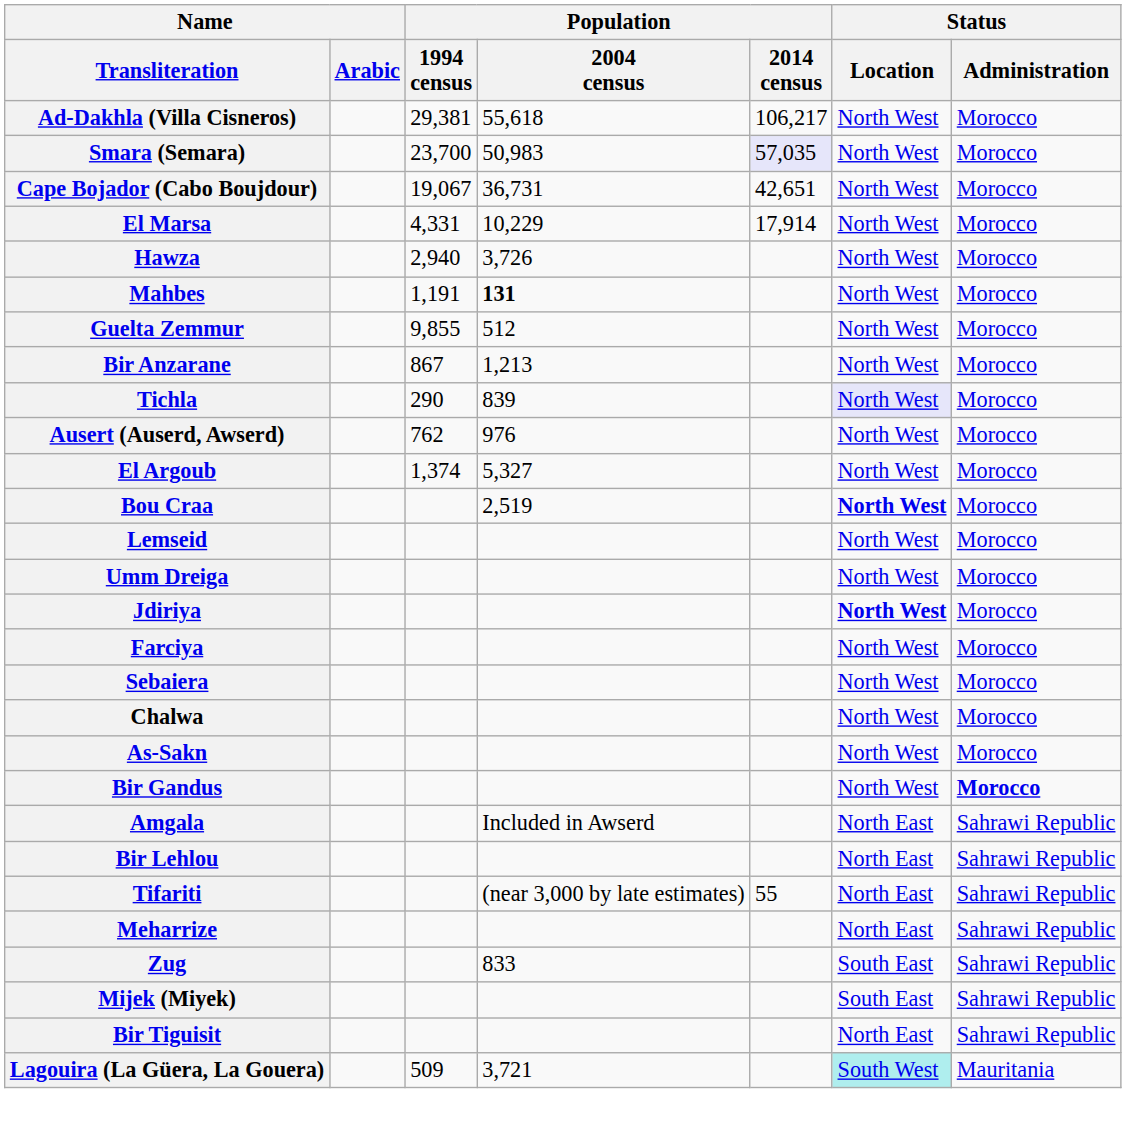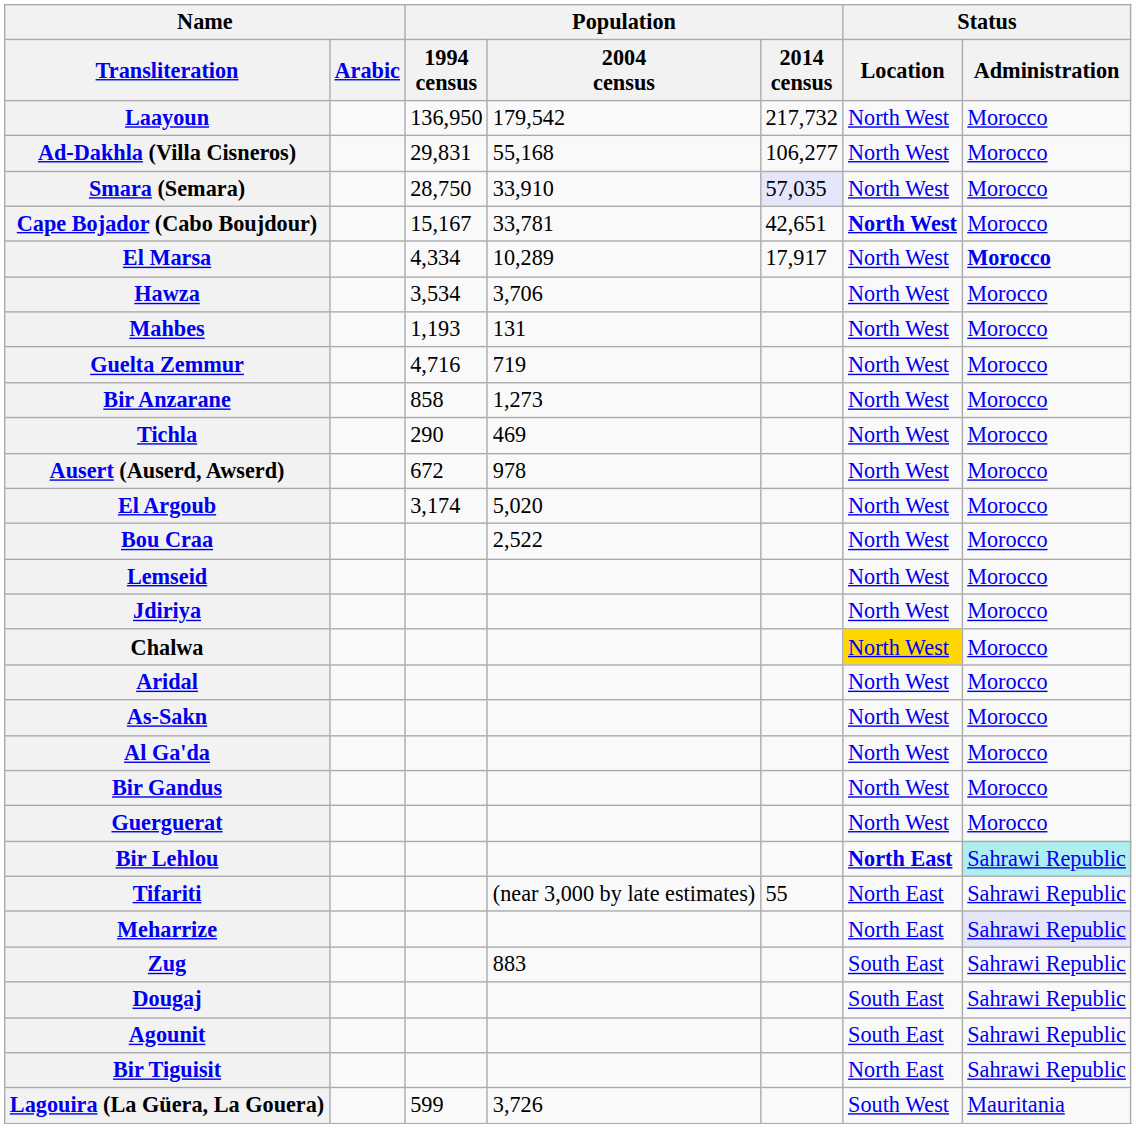+ row: (167, 117)
(441, 117) 29,381 -> (441, 152) 29,831
(513, 117) 55,618 -> (523, 152) 55,168
(791, 117) 106,217 -> (802, 152) 106,277
(441, 152) 23,700 -> (441, 188) 28,750
(513, 152) 50,983 -> (523, 188) 33,910
(441, 188) 19,067 -> (441, 223) 15,167
(513, 188) 36,731 -> (523, 223) 33,781
(888, 188) normal -> (903, 223) bold
(435, 223) 4,331 -> (435, 258) 4,334
(513, 223) 10,229 -> (523, 258) 10,289
(786, 223) 17,914 -> (796, 258) 17,917
(997, 223) normal -> (1009, 258) bold
(435, 258) 2,940 -> (435, 294) 3,534
(507, 258) 3,726 -> (518, 294) 3,706
(435, 294) 1,191 -> (435, 329) 1,193
(499, 294) bold -> (509, 329) normal
(435, 329) 9,855 -> (435, 364) 4,716
(499, 329) 512 -> (509, 364) 719
(427, 364) 867 -> (427, 399) 858
(507, 364) 1,213 -> (518, 399) 1,273
(499, 399) 839 -> (509, 435) 469
(888, 399) lavender background -> (899, 435) no background
(427, 435) 762 -> (427, 470) 672
(499, 435) 976 -> (509, 470) 978
(435, 470) 1,374 -> (435, 505) 3,174
(507, 470) 5,327 -> (518, 505) 5,020
(507, 505) 2,519 -> (518, 540) 2,522
(892, 505) bold -> (899, 540) normal
- row: (167, 576)
(892, 611) bold -> (899, 611) normal
- row: (167, 646)
- row: (167, 682)
(888, 717) no background -> (899, 646) gold background
+ row: (167, 682)
+ row: (167, 752)
(999, 787) bold -> (1007, 787) normal
+ row: (167, 823)
- row: (167, 823)
(885, 858) normal -> (900, 858) bold
(1036, 858) no background -> (1047, 858) paleturquoise background
(1036, 928) no background -> (1047, 928) lavender background
(499, 964) 833 -> (509, 964) 883
+ row: (167, 999)
+ row: (167, 1034)
- row: (167, 999)
(427, 1070) 509 -> (427, 1105) 599
(507, 1070) 3,721 -> (518, 1105) 3,726
(888, 1070) paleturquoise background -> (899, 1105) no background
